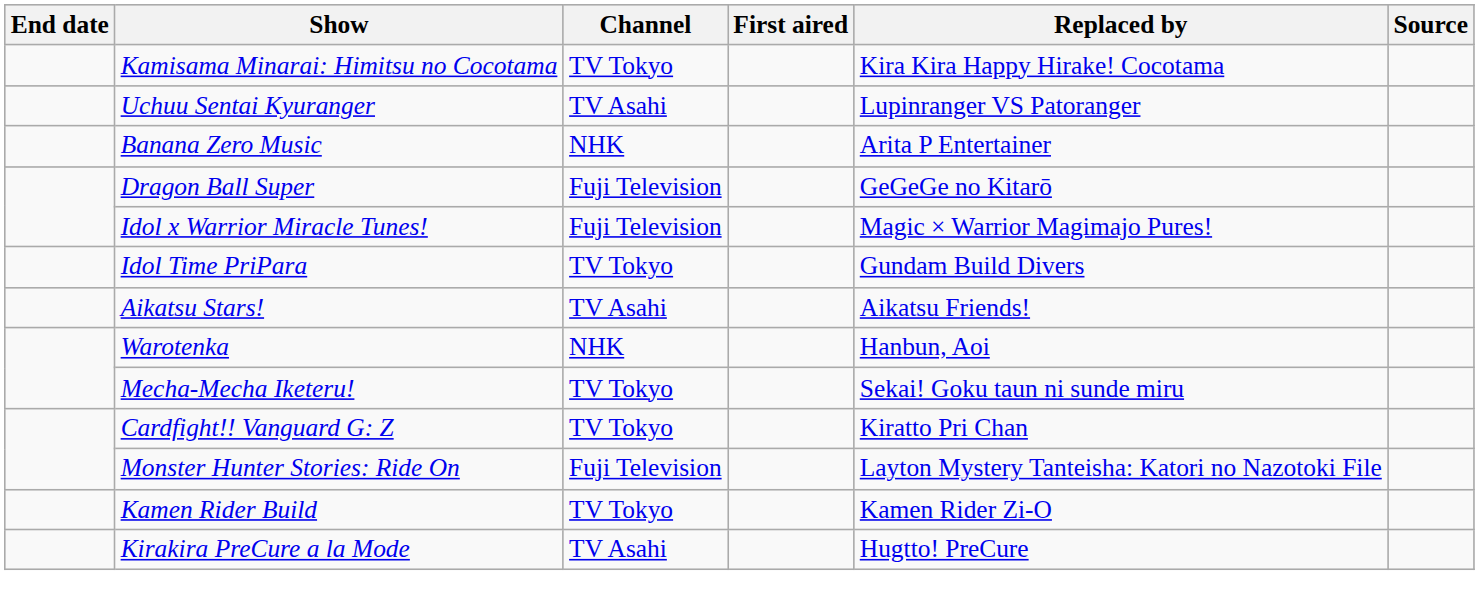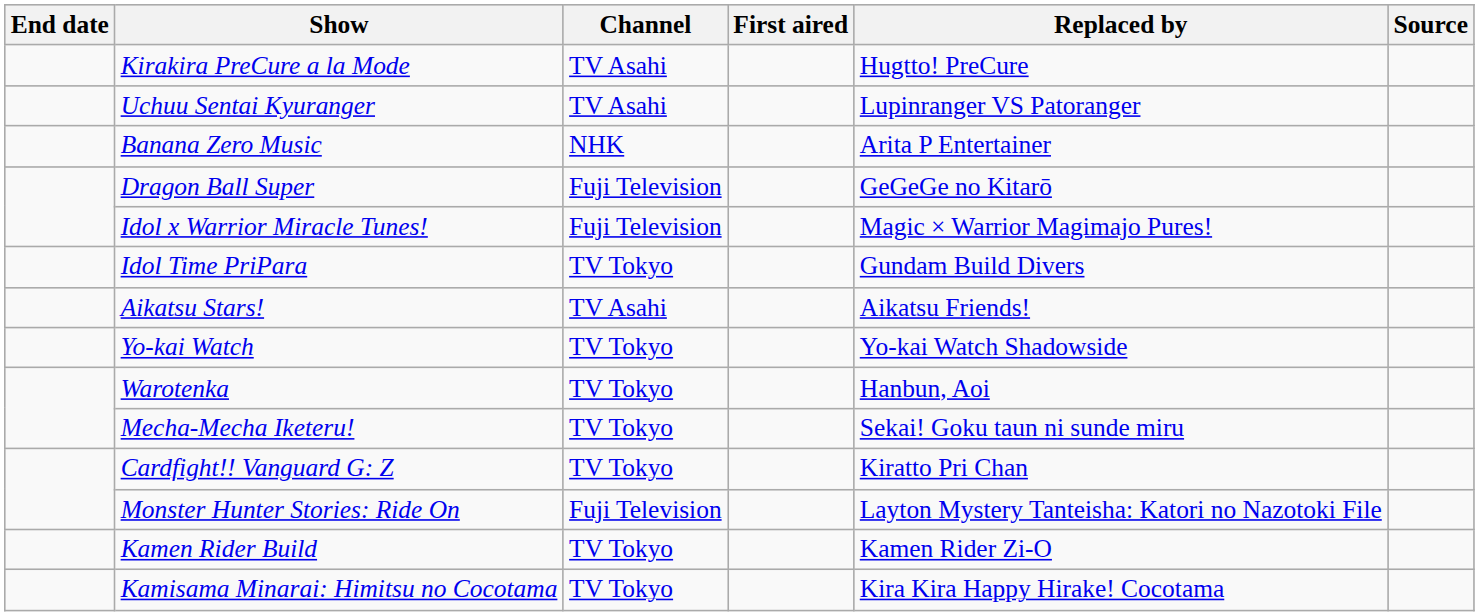rows swapped: (265, 549) <-> (339, 65)
+ row: (187, 347)
(597, 347) NHK -> (621, 387) TV Tokyo
